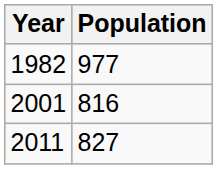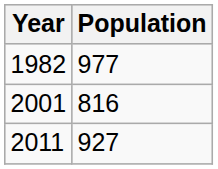(98, 143) 827 -> (98, 143) 927
